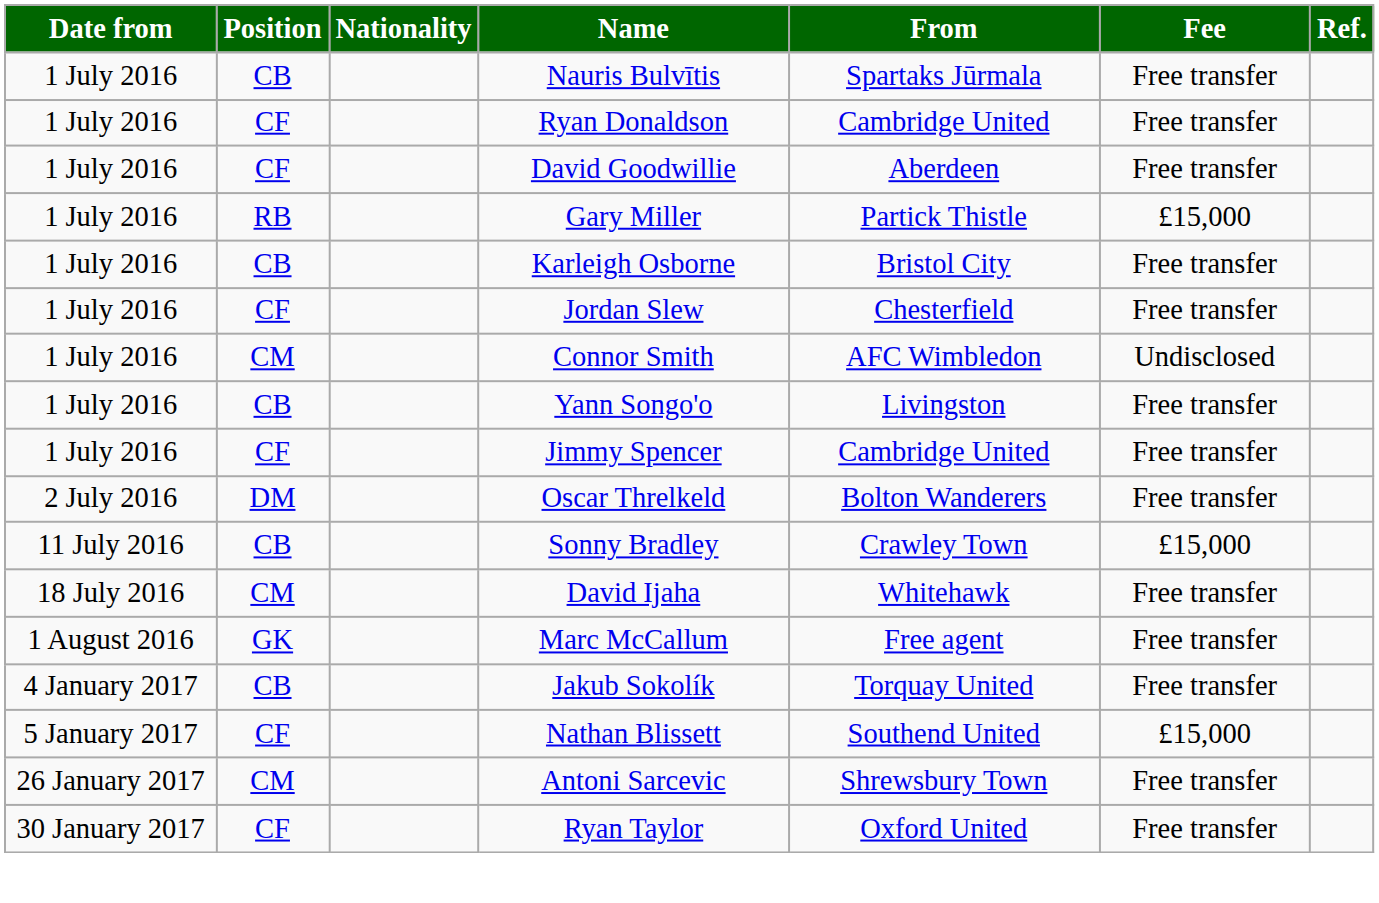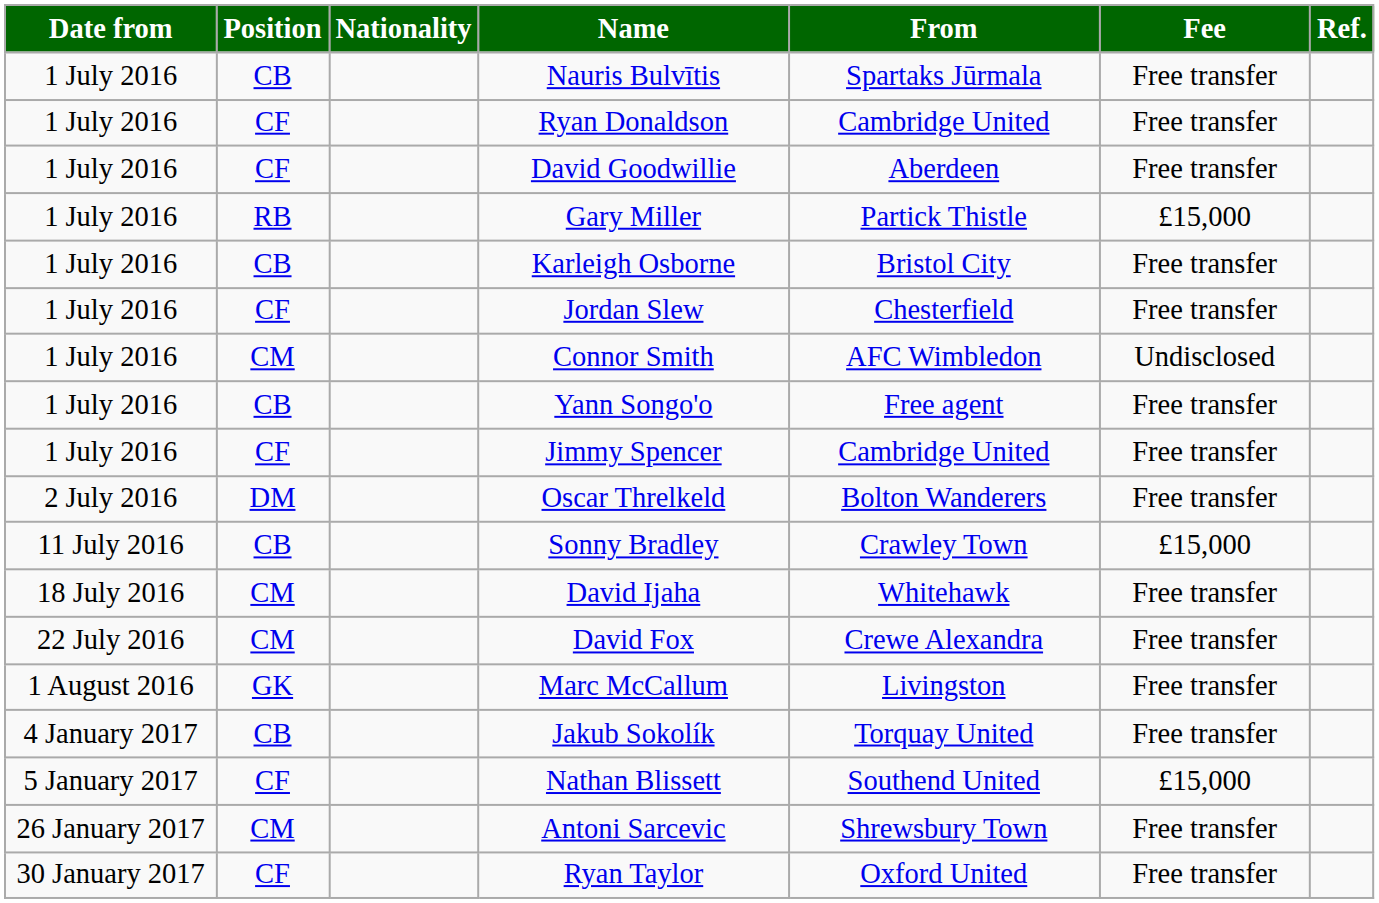(944, 404) Livingston -> (944, 404) Free agent
+ row: (633, 639)
(944, 639) Free agent -> (944, 686) Livingston
